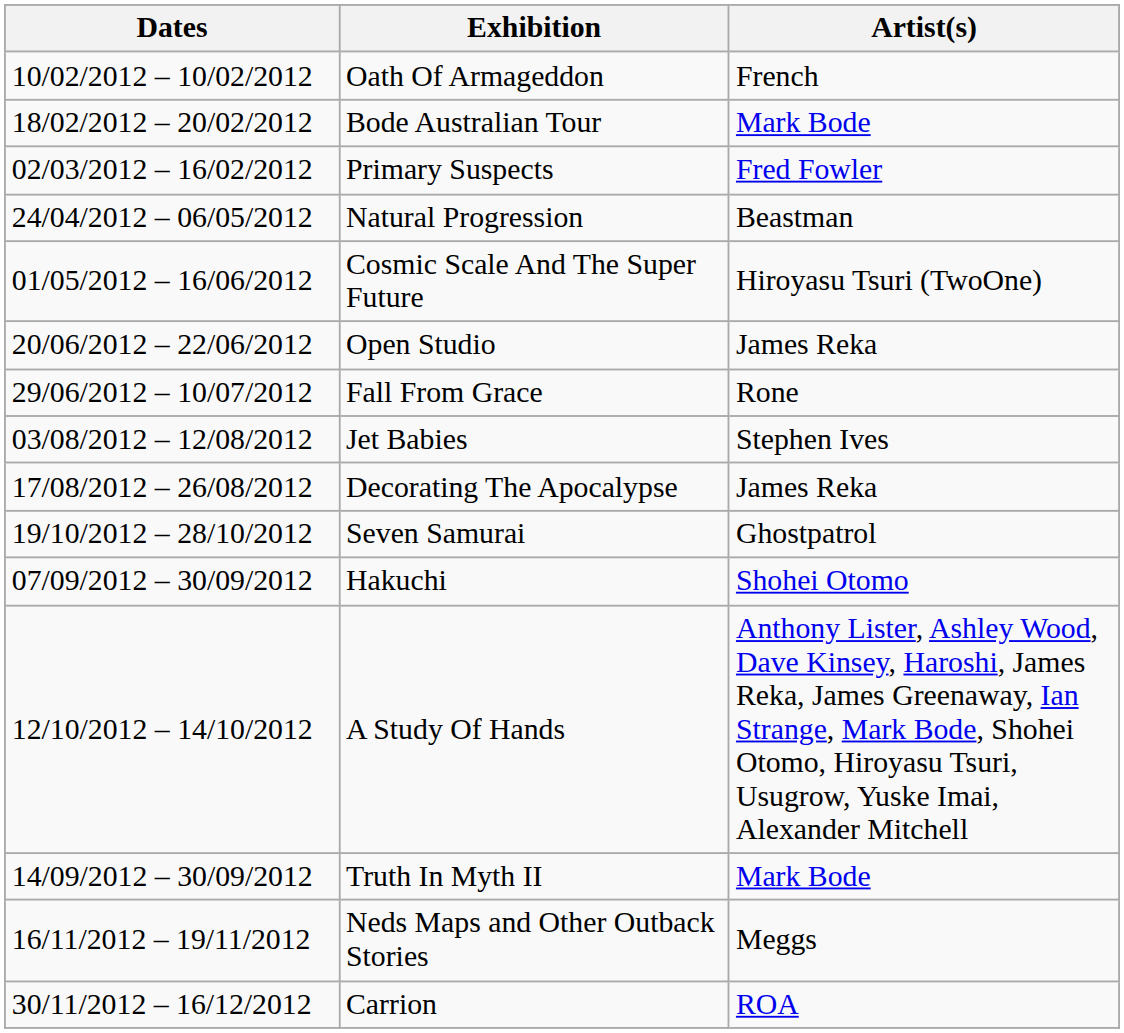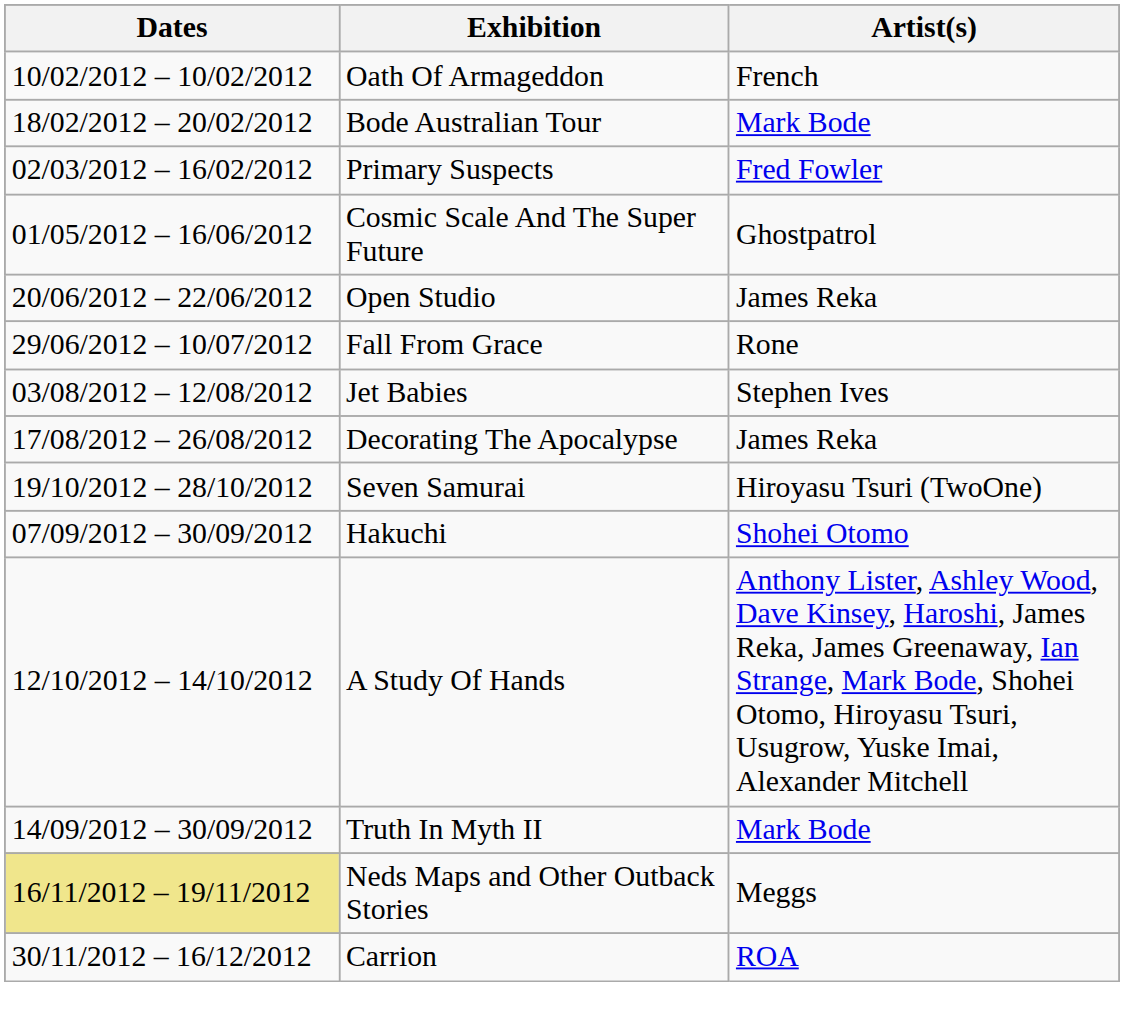- row: (465, 216)
(889, 280) Hiroyasu Tsuri (TwoOne) -> (806, 233) Ghostpatrol
(806, 533) Ghostpatrol -> (889, 486) Hiroyasu Tsuri (TwoOne)
(161, 939) no background -> (161, 892) khaki background
